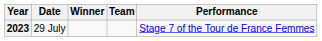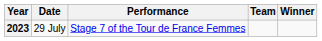columns swapped: (87, 12) <-> (227, 12)
